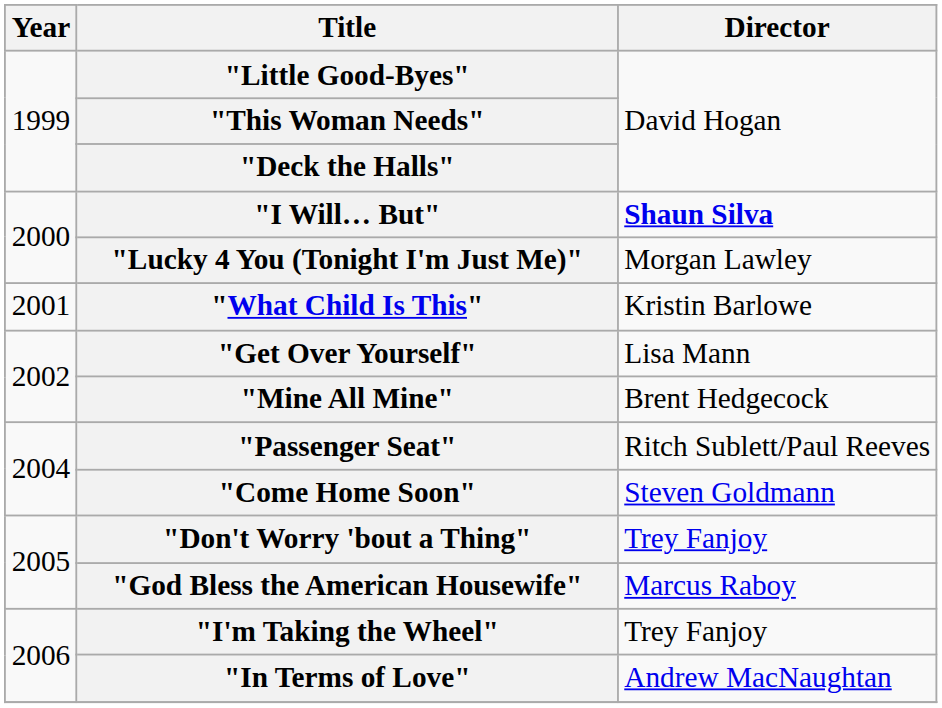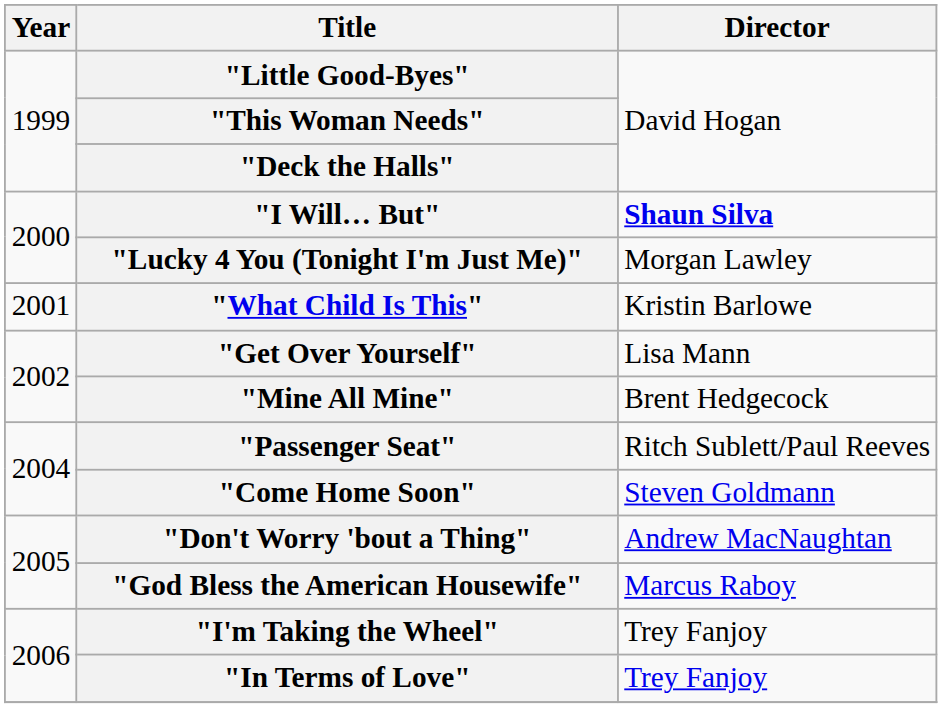(696, 538) Trey Fanjoy -> (758, 538) Andrew MacNaughtan
(758, 677) Andrew MacNaughtan -> (696, 677) Trey Fanjoy
